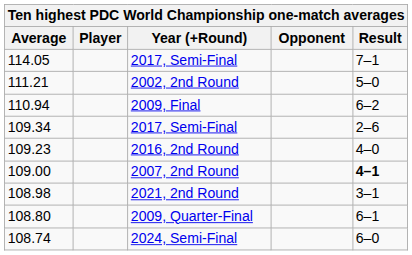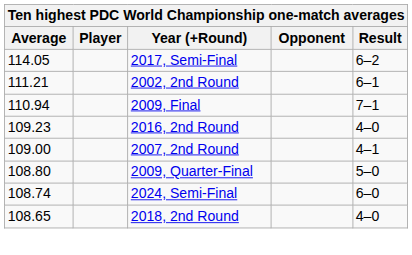(368, 60) 7–1 -> (368, 60) 6–2
(368, 82) 5–0 -> (368, 82) 6–1
(368, 104) 6–2 -> (368, 104) 7–1
- row: (29, 127)
(368, 171) bold -> (368, 149) normal
- row: (29, 194)
(368, 216) 6–1 -> (368, 171) 5–0
+ row: (29, 216)
